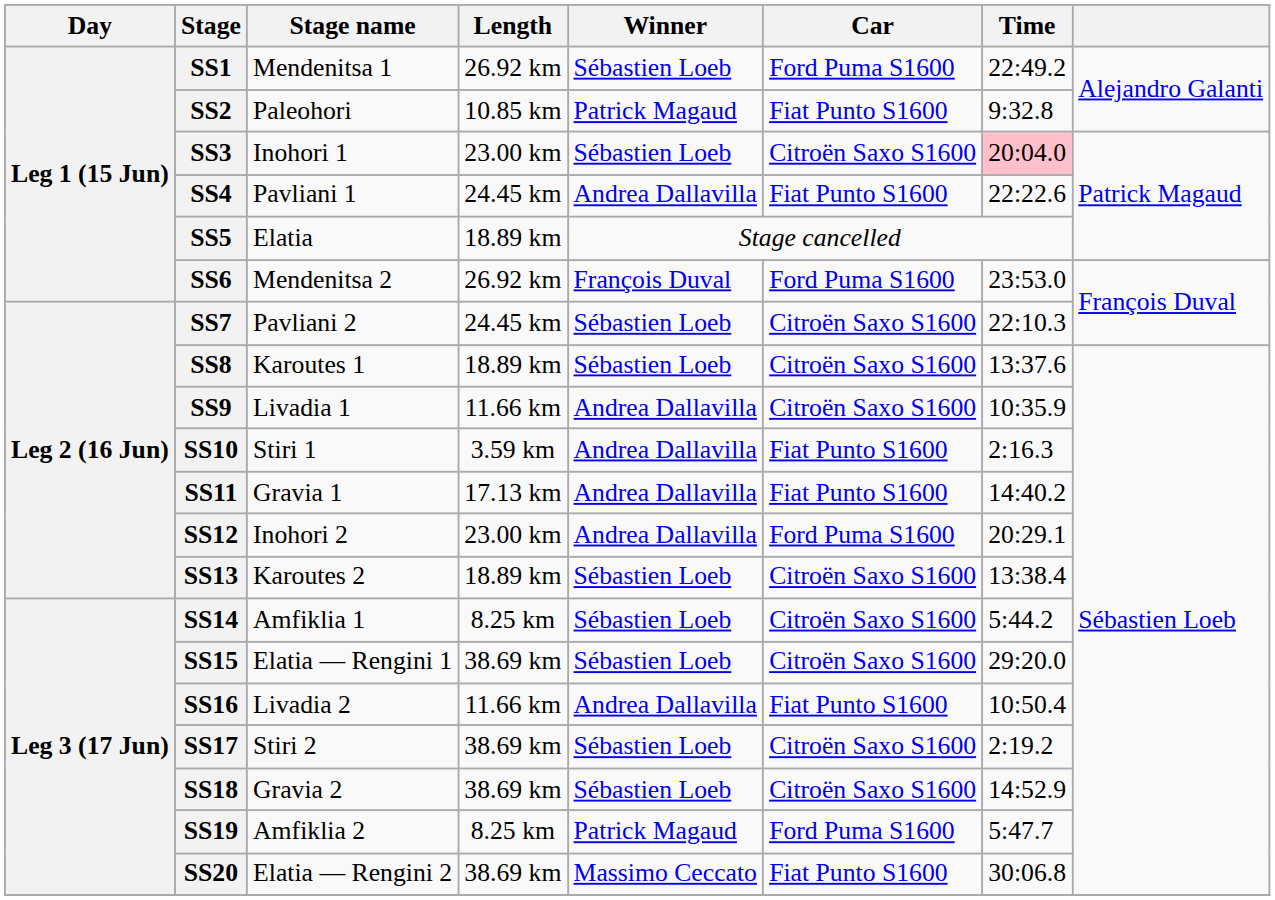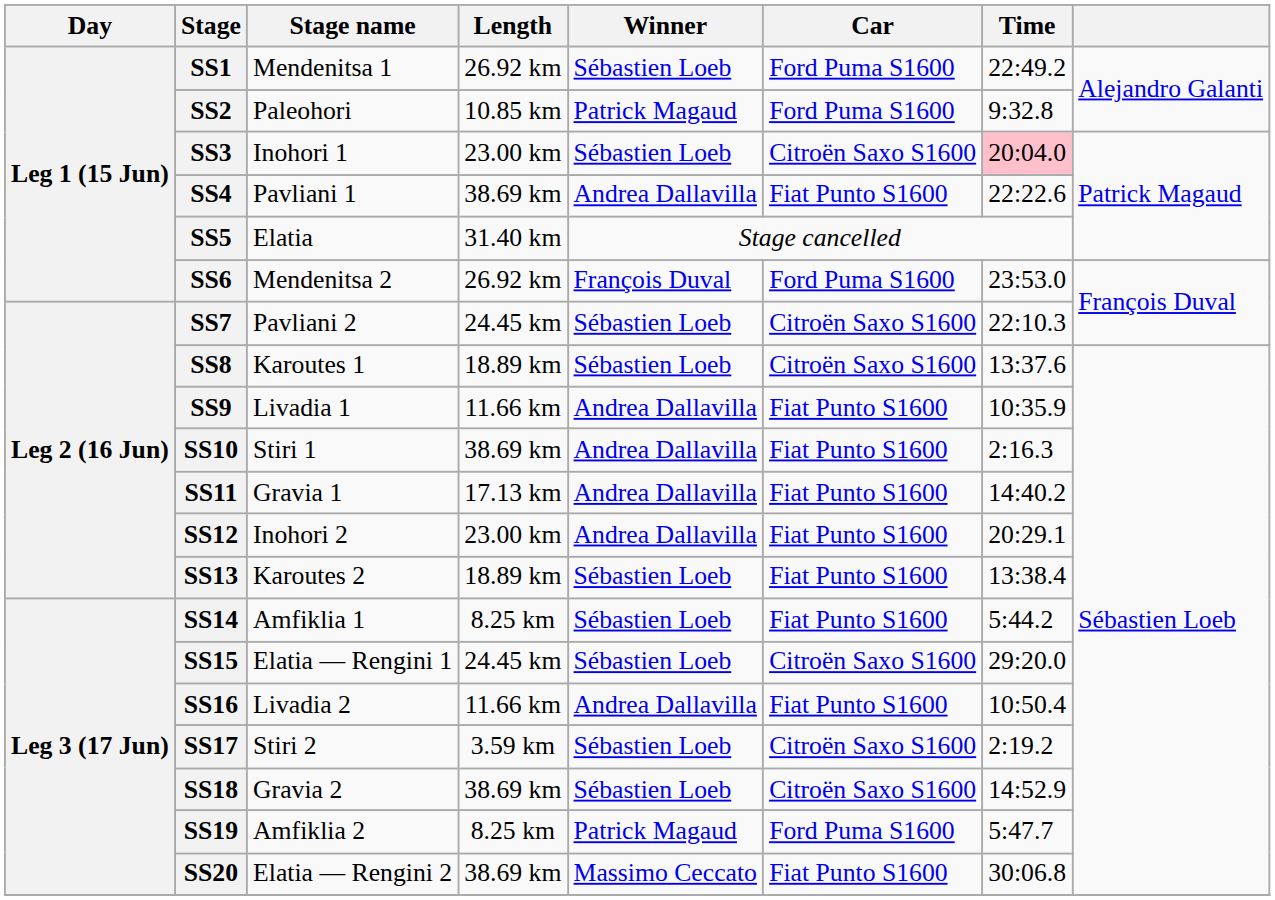(858, 110) Fiat Punto S1600 -> (862, 110) Ford Puma S1600
(513, 194) 24.45 km -> (513, 194) 38.69 km
(513, 237) 18.89 km -> (513, 237) 31.40 km
(873, 406) Citroën Saxo S1600 -> (858, 406) Fiat Punto S1600
(513, 449) 3.59 km -> (513, 449) 38.69 km
(862, 534) Ford Puma S1600 -> (858, 534) Fiat Punto S1600
(873, 576) Citroën Saxo S1600 -> (858, 576) Fiat Punto S1600
(873, 618) Citroën Saxo S1600 -> (858, 618) Fiat Punto S1600
(513, 661) 38.69 km -> (513, 661) 24.45 km
(513, 746) 38.69 km -> (513, 746) 3.59 km
